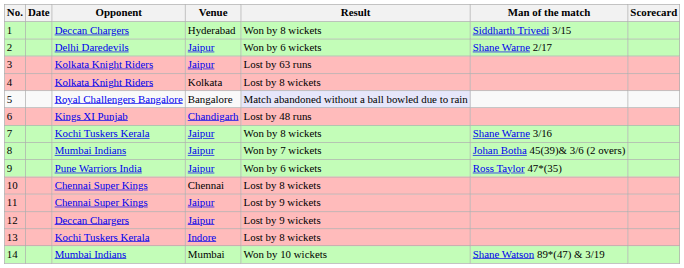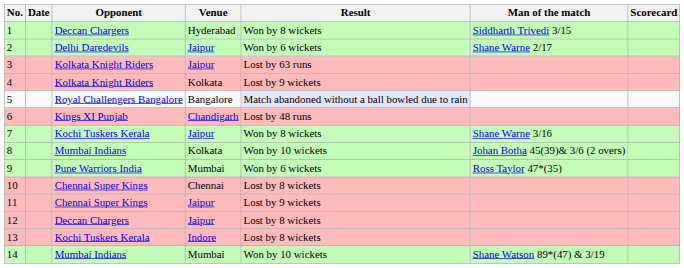(282, 82) Lost by 8 wickets -> (282, 82) Lost by 9 wickets
(201, 151) Jaipur -> (205, 151) Kolkata
(283, 151) Won by 7 wickets -> (285, 151) Won by 10 wickets
(201, 168) Jaipur -> (206, 168) Mumbai
(282, 220) Lost by 9 wickets -> (282, 220) Lost by 8 wickets
